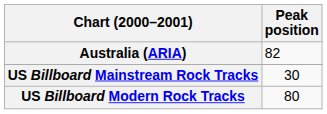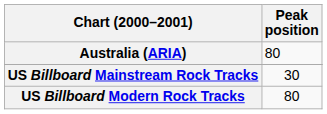(272, 53) 82 -> (272, 53) 80
